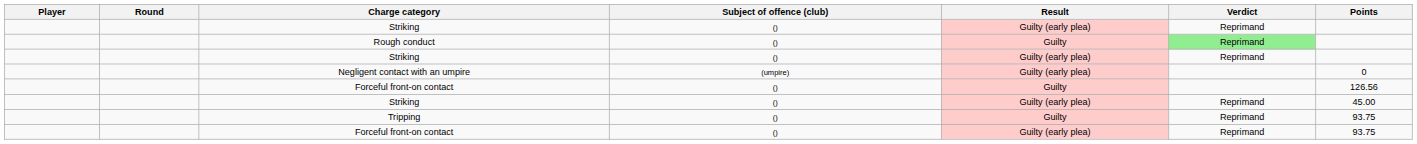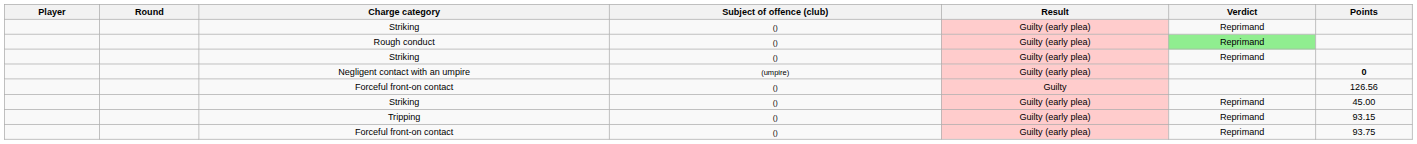(1055, 42) Guilty -> (1055, 42) Guilty (early plea)
(1364, 72) normal -> (1364, 72) bold
(1055, 116) Guilty -> (1055, 116) Guilty (early plea)
(1364, 116) 93.75 -> (1364, 116) 93.15
